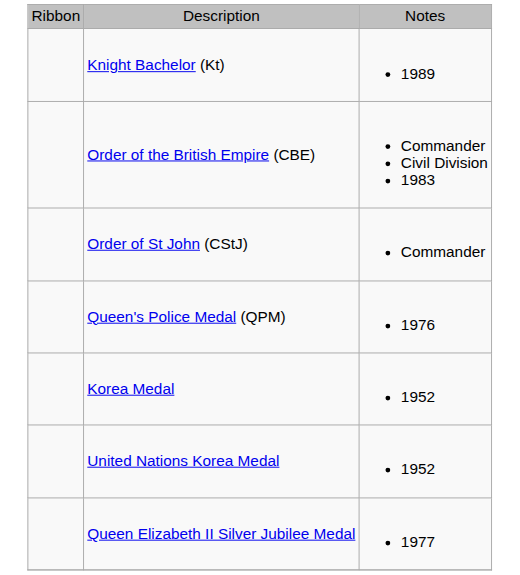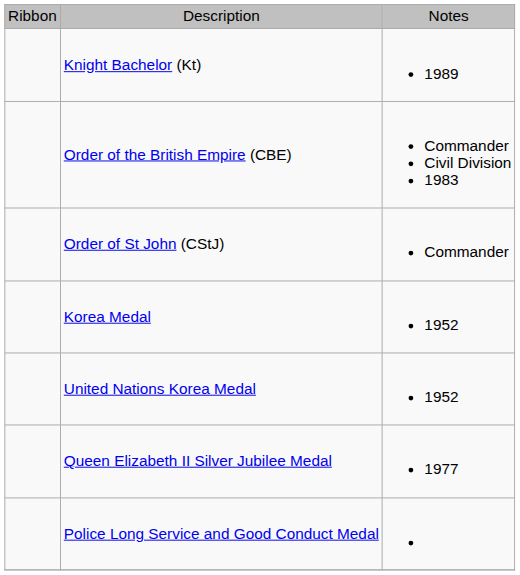- row: (186, 316)
+ row: (221, 533)
